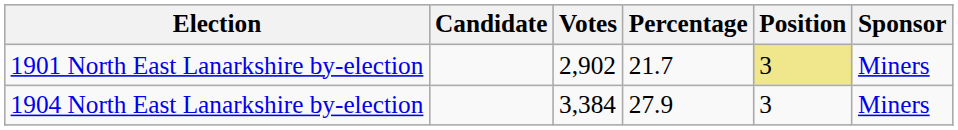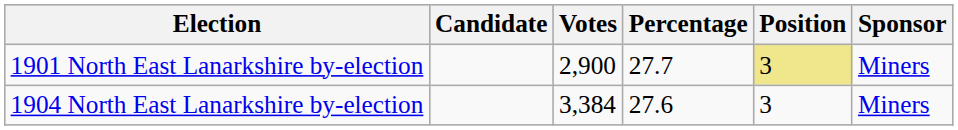(588, 64) 2,902 -> (588, 64) 2,900
(651, 64) 21.7 -> (651, 64) 27.7
(651, 104) 27.9 -> (651, 104) 27.6
